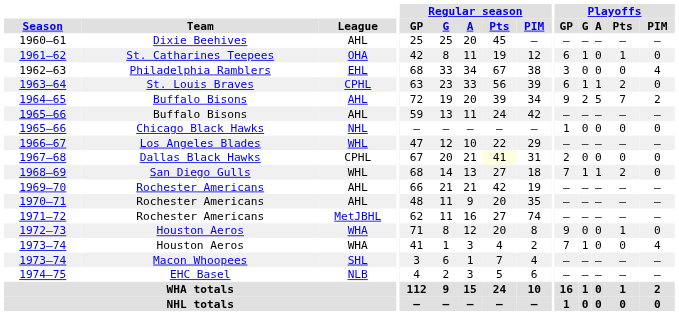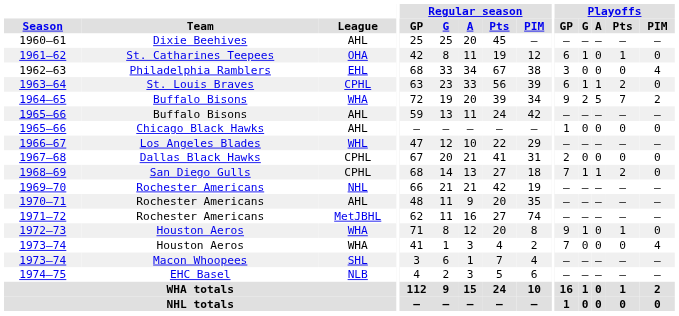(358, 99) AHL -> (358, 99) WHA
(358, 128) NHL -> (358, 128) AHL
(499, 158) lightyellow background -> (499, 158) no background
(358, 172) WHL -> (358, 172) CPHL
(358, 187) AHL -> (358, 187) NHL
(585, 231) 0 -> (585, 231) 1
(585, 245) 1 -> (585, 245) 0
